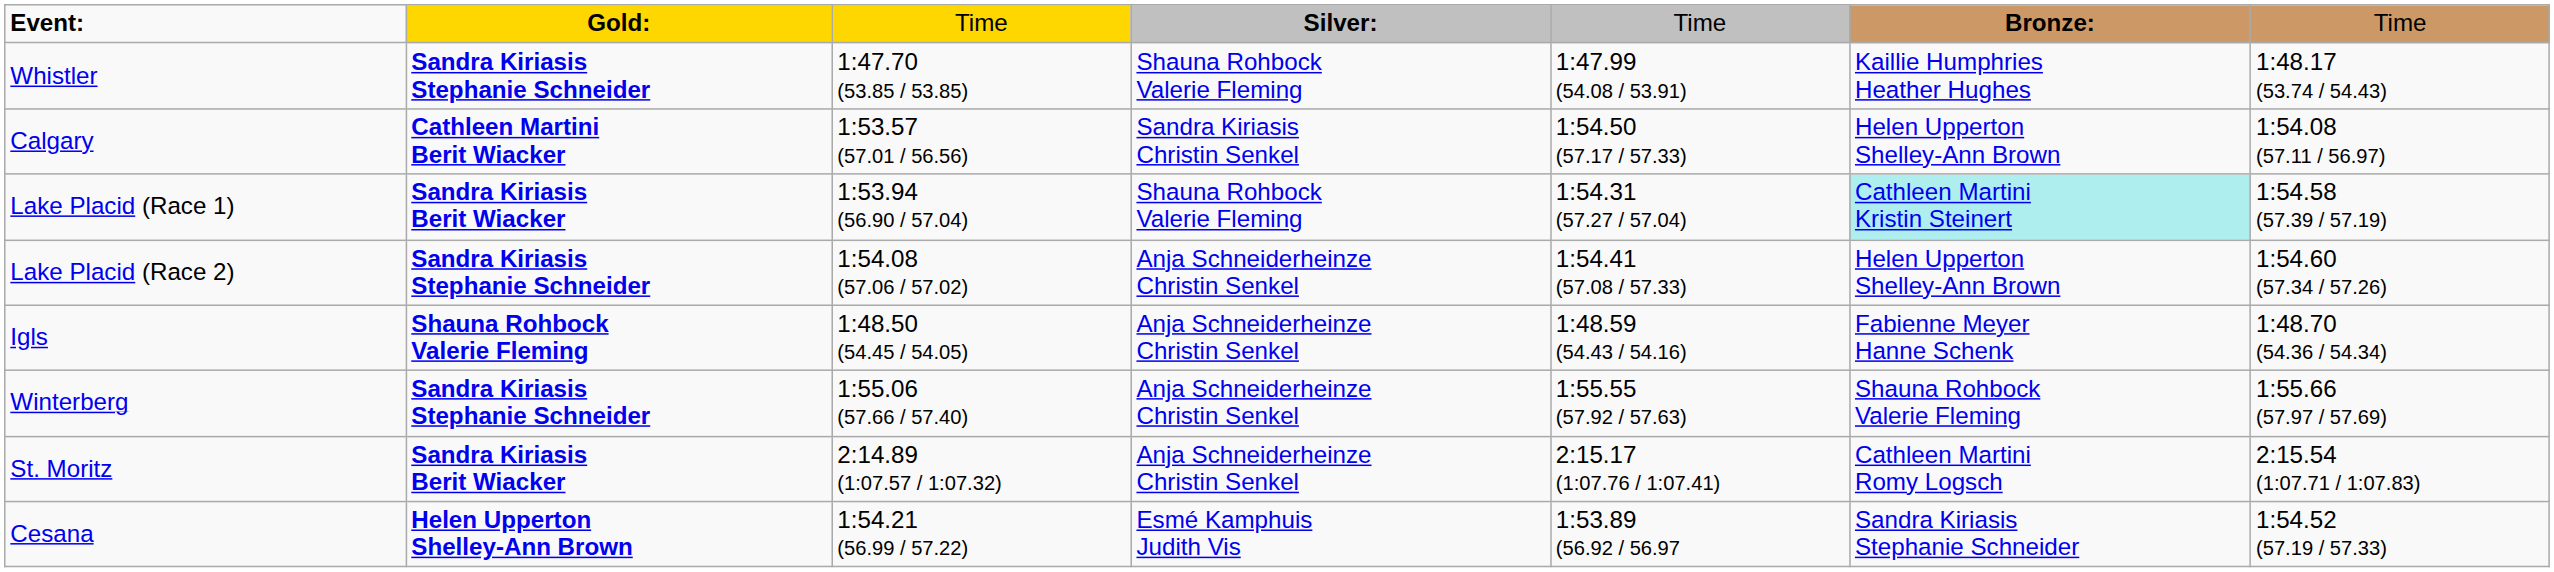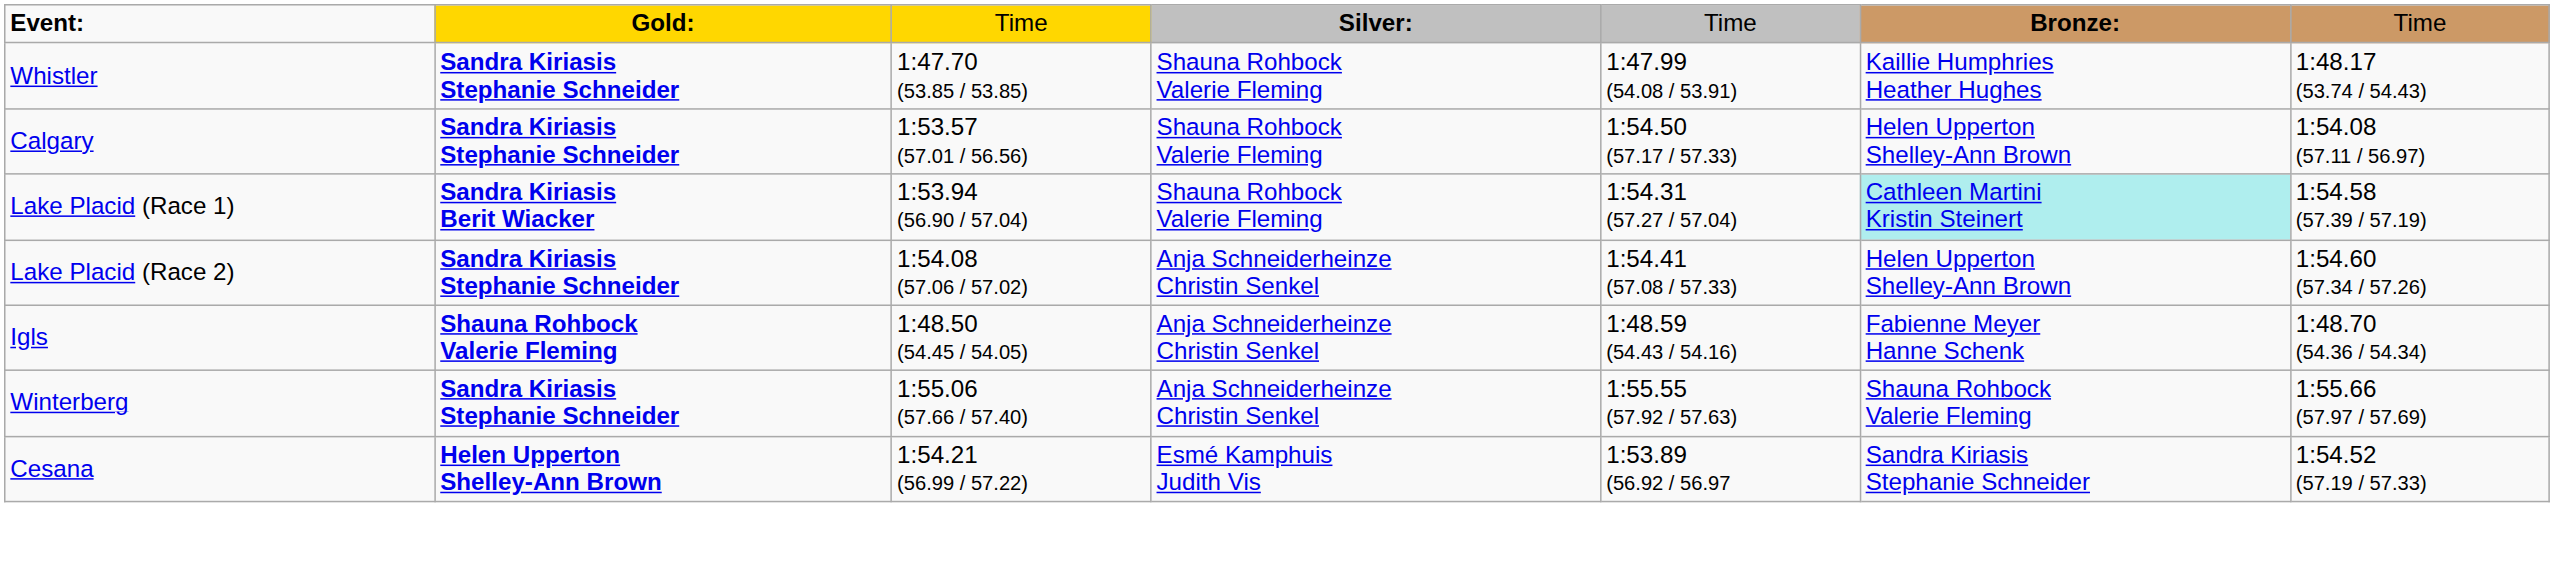(505, 141) Cathleen Martini Berit Wiacker -> (560, 141) Sandra Kiriasis Stephanie Schneider
(1218, 141) Sandra Kiriasis Christin Senkel -> (1249, 141) Shauna Rohbock Valerie Fleming
- row: (61, 468)
